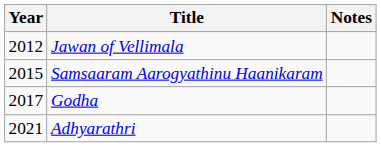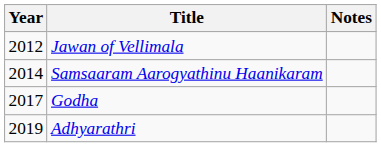(26, 73) 2015 -> (26, 73) 2014
(26, 127) 2021 -> (26, 127) 2019
